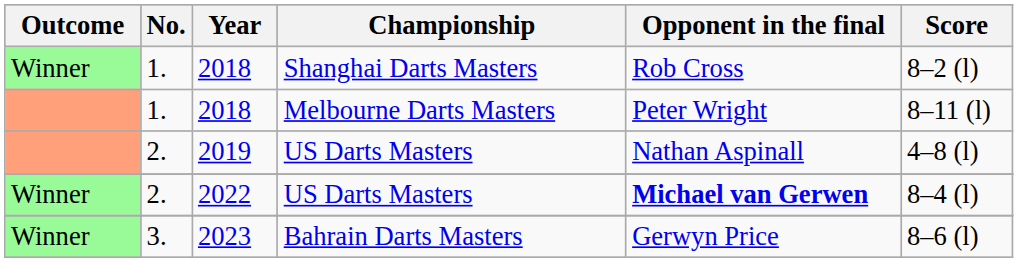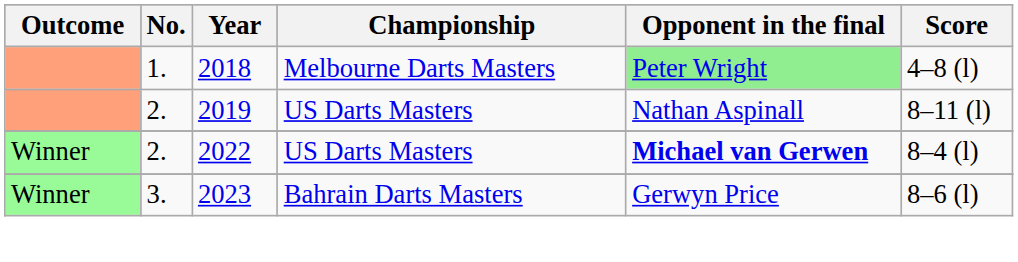- row: (225, 67)
(700, 109) no background -> (700, 67) lightgreen background
(949, 109) 8–11 (l) -> (943, 67) 4–8 (l)
(943, 151) 4–8 (l) -> (949, 109) 8–11 (l)
